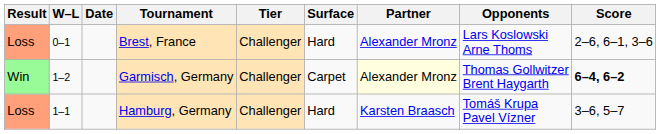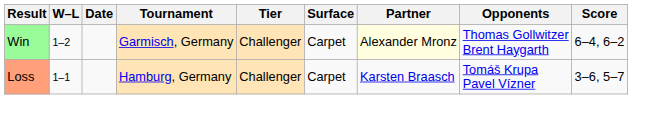- row: (157, 42)
(600, 76) bold -> (600, 42) normal
(321, 111) Hard -> (326, 76) Carpet
